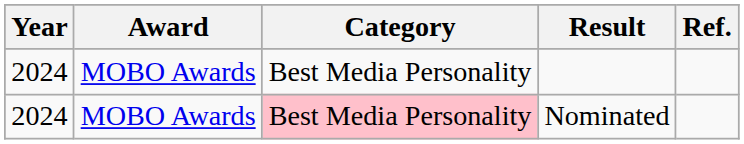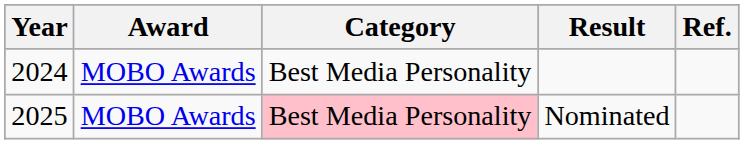(40, 116) 2024 -> (40, 116) 2025
